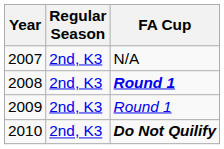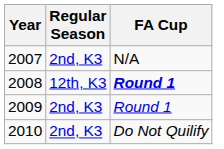(76, 82) 2nd, K3 -> (78, 82) 12th, K3
(165, 131) bold -> (161, 131) normal
